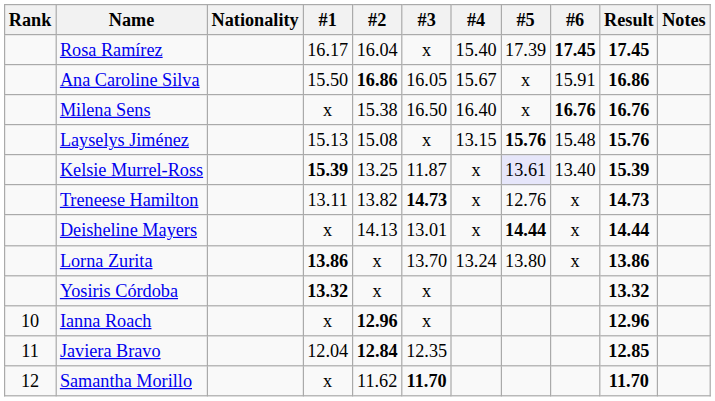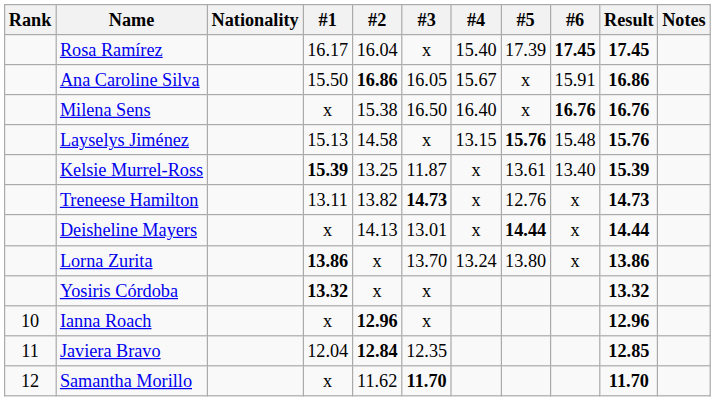(377, 140) 15.08 -> (377, 140) 14.58
(526, 170) lavender background -> (526, 170) no background
